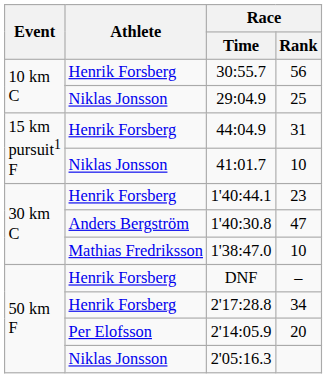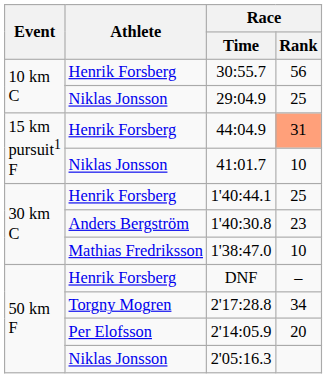(298, 130) no background -> (298, 130) lightsalmon background
(298, 196) 23 -> (298, 196) 25
(298, 223) 47 -> (298, 223) 23
(122, 305) Henrik Forsberg -> (120, 305) Torgny Mogren
